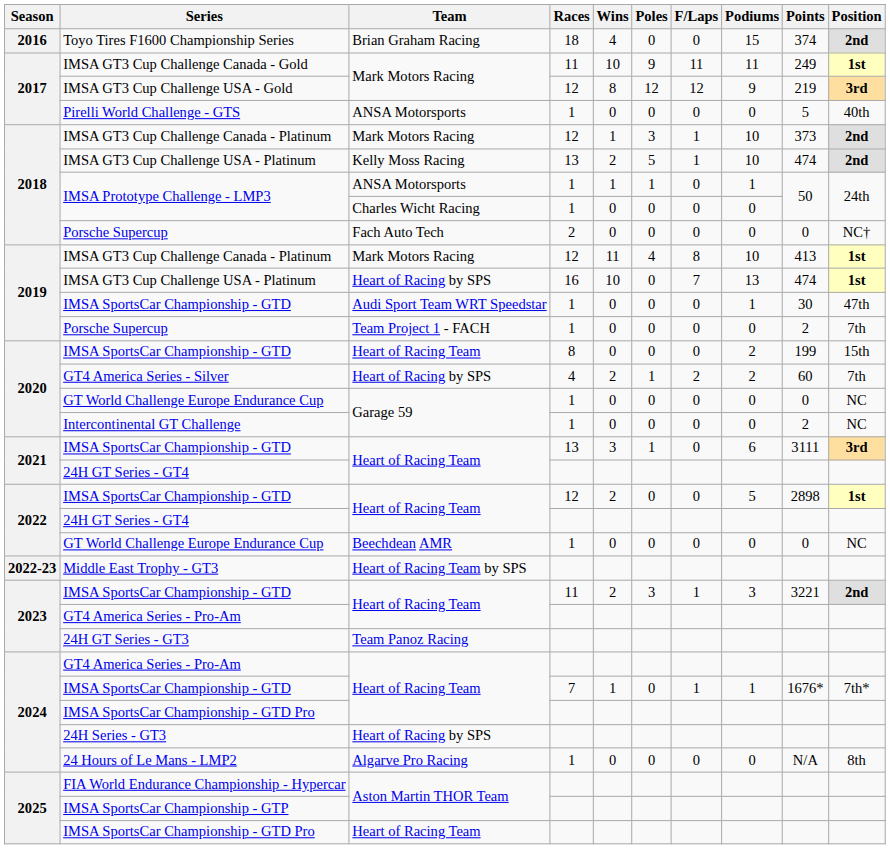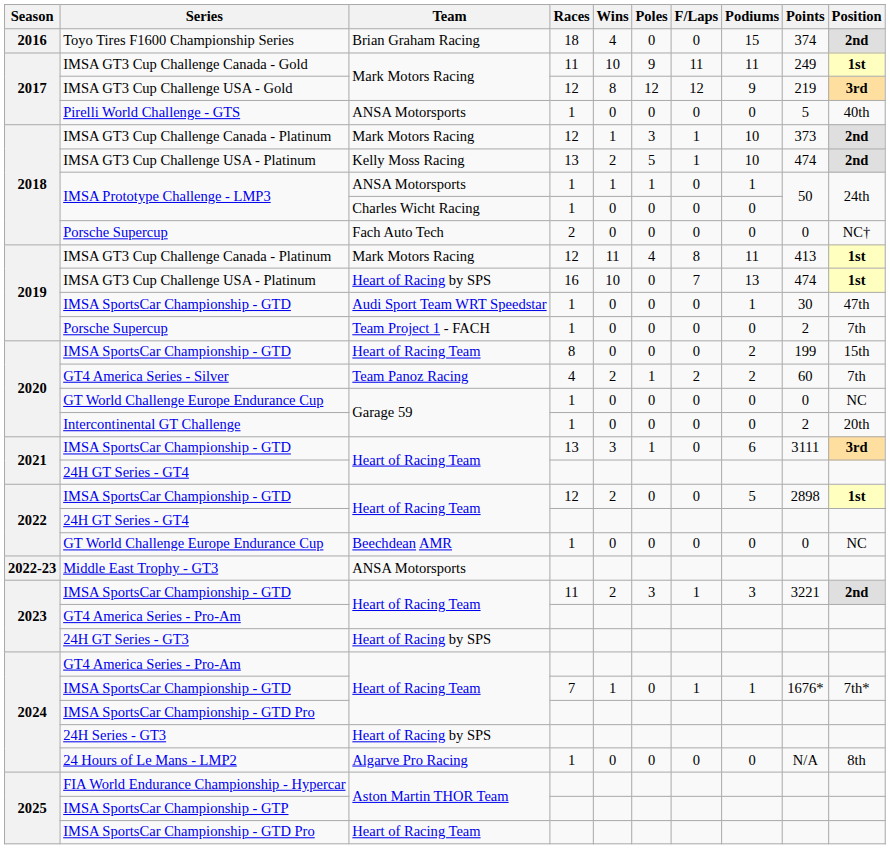(752, 256) 10 -> (752, 256) 11
(422, 376) Heart of Racing by SPS -> (410, 376) Team Panoz Racing
(857, 424) NC -> (857, 424) 20th
(439, 568) Heart of Racing Team by SPS -> (409, 568) ANSA Motorsports
(410, 640) Team Panoz Racing -> (422, 640) Heart of Racing by SPS
